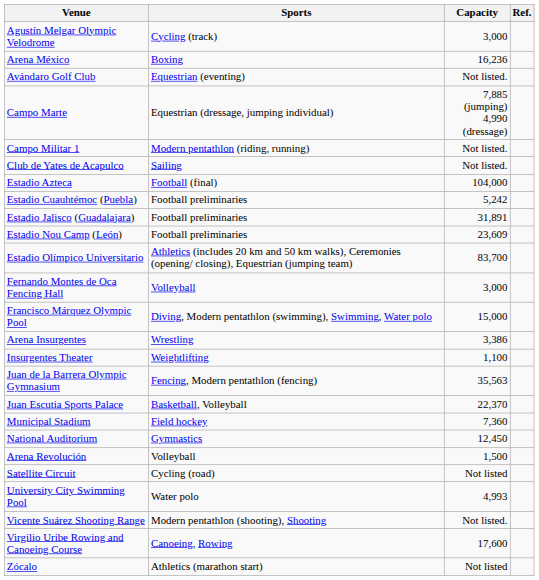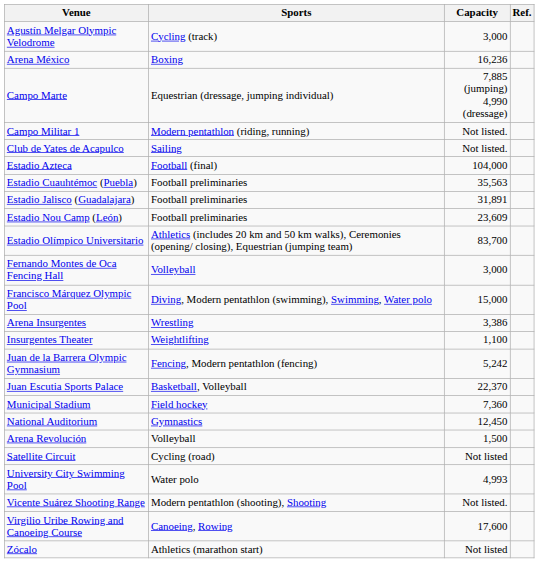- row: (51, 77)
(495, 200) 5,242 -> (493, 182) 35,563
(493, 381) 35,563 -> (495, 363) 5,242
